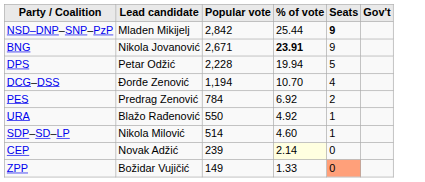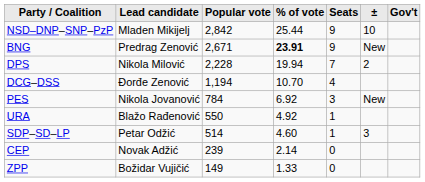+ column: (374, 13)
(332, 30) bold -> (332, 30) normal
(159, 47) Nikola Jovanović -> (158, 47) Predrag Zenović
(147, 64) Petar Odžić -> (152, 64) Nikola Milović
(332, 64) 5 -> (332, 64) 7
(158, 99) Predrag Zenović -> (159, 99) Nikola Jovanović
(332, 99) 2 -> (332, 99) 3
(152, 133) Nikola Milović -> (147, 133) Petar Odžić
(286, 151) lightyellow background -> (286, 151) no background
(332, 168) lightsalmon background -> (332, 168) no background
